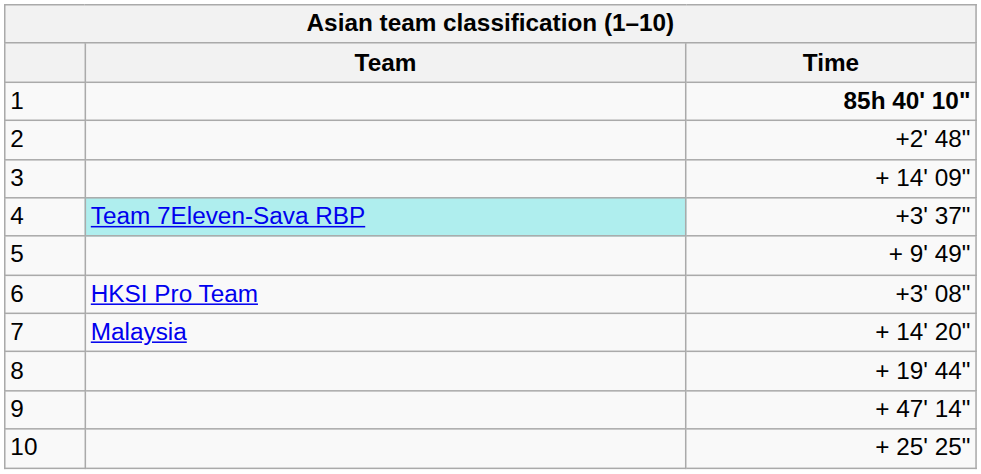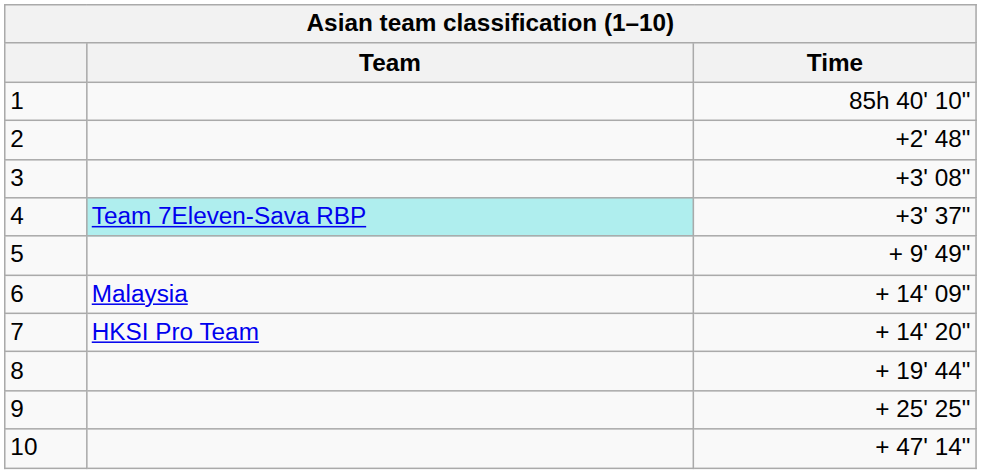(907, 100) bold -> (910, 100) normal
(923, 178) + 14' 09" -> (933, 178) +3' 08"
(174, 293) HKSI Pro Team -> (140, 293) Malaysia
(933, 293) +3' 08" -> (923, 293) + 14' 09"
(139, 332) Malaysia -> (175, 332) HKSI Pro Team
(923, 409) + 47' 14" -> (923, 409) + 25' 25"
(923, 448) + 25' 25" -> (923, 448) + 47' 14"
